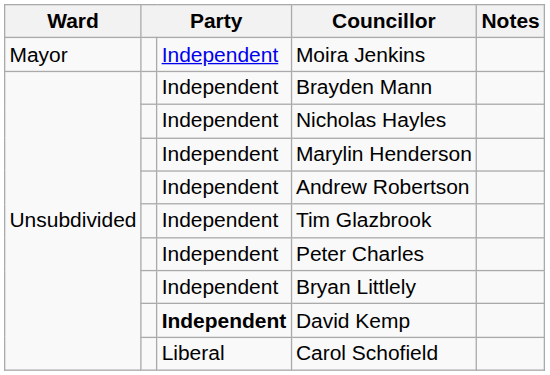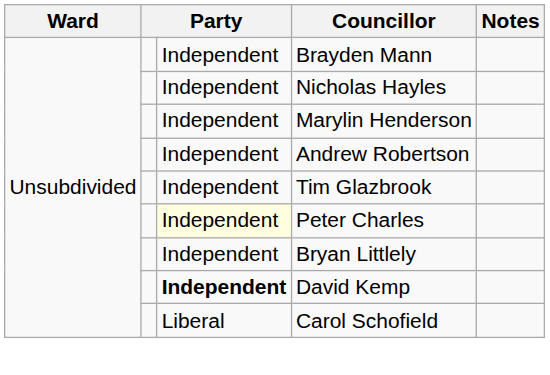- row: (361, 54)
(220, 253) no background -> (220, 220) lightyellow background
